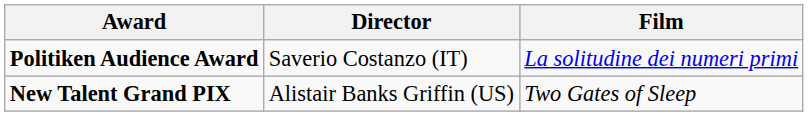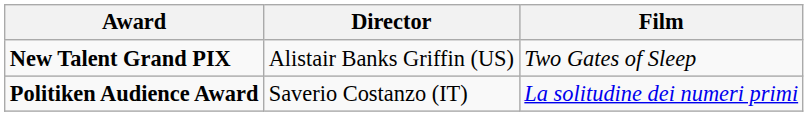rows swapped: (120, 93) <-> (134, 57)
